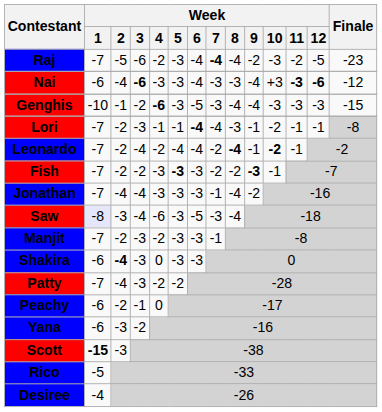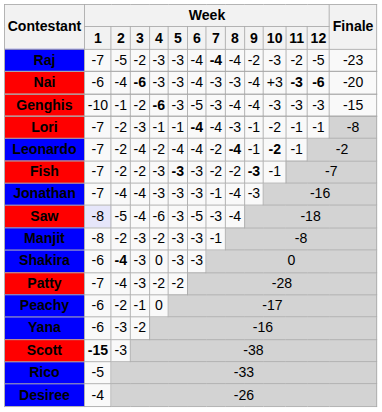(140, 60) -6 -> (140, 60) -2
(159, 60) -2 -> (159, 60) -3
(353, 82) -12 -> (353, 82) -20
(254, 194) -2 -> (254, 194) -3
(121, 216) -3 -> (121, 216) -5
(98, 238) -7 -> (98, 238) -8
